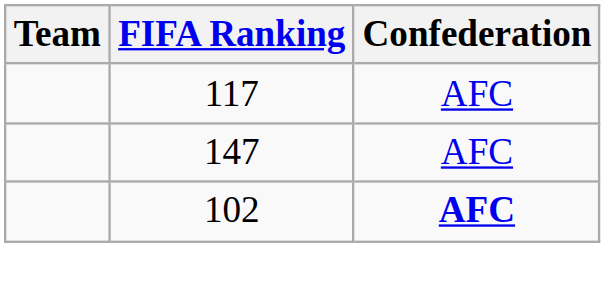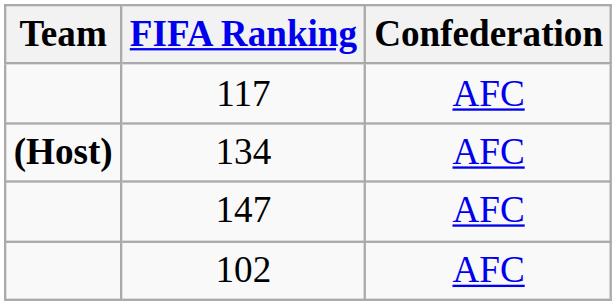+ row: (243, 151)
(477, 210) bold -> (489, 269) normal
